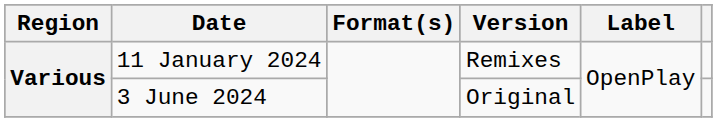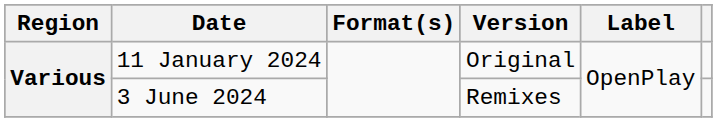(514, 60) Remixes -> (521, 60) Original
(521, 98) Original -> (514, 98) Remixes
